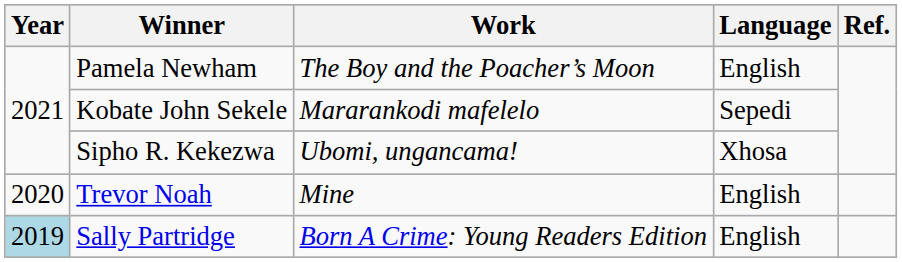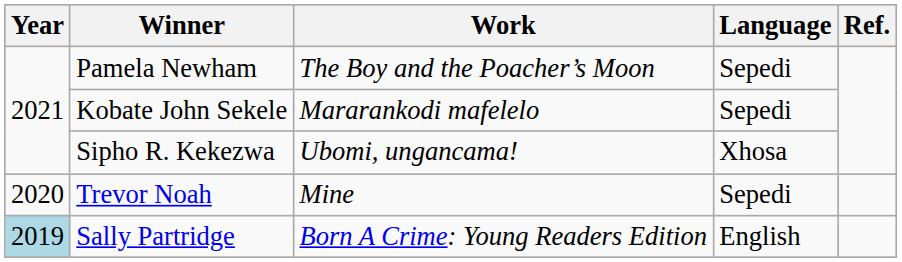(760, 67) English -> (755, 67) Sepedi
(760, 194) English -> (755, 194) Sepedi
